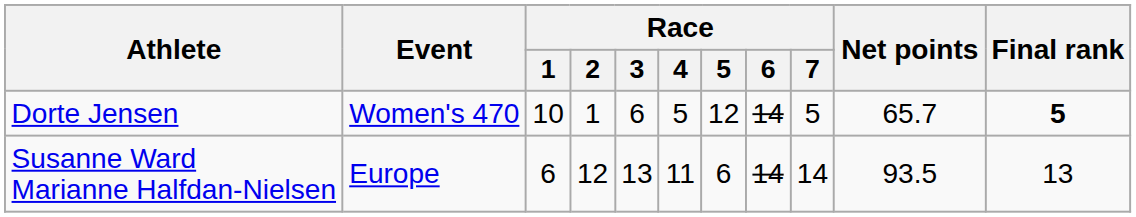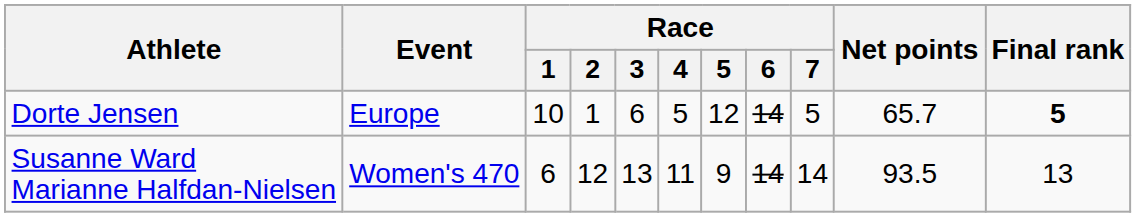(434, 114) Women's 470 -> (394, 114) Europe
(394, 174) Europe -> (434, 174) Women's 470
(724, 174) 6 -> (724, 174) 9
